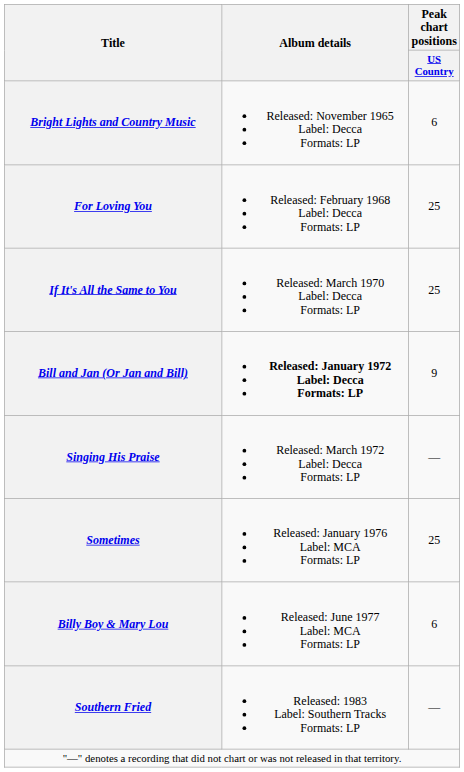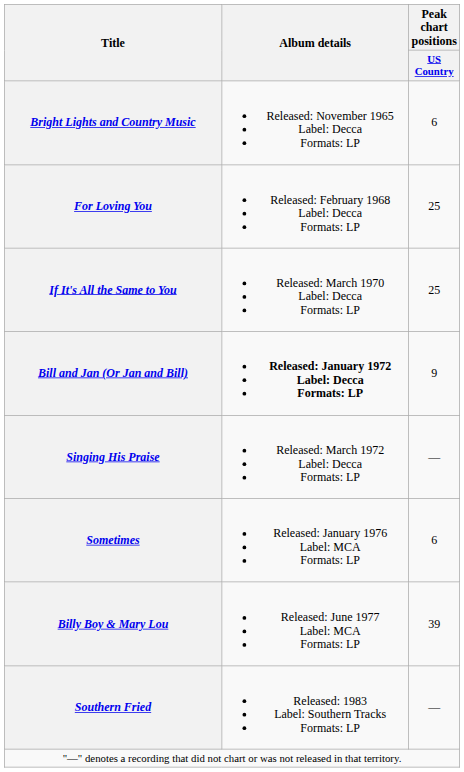(434, 540) 25 -> (434, 540) 6
(434, 624) 6 -> (434, 624) 39
